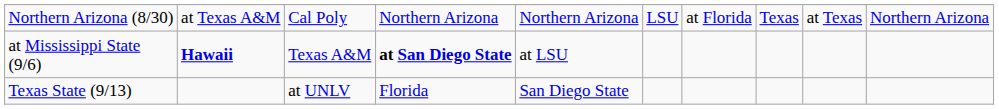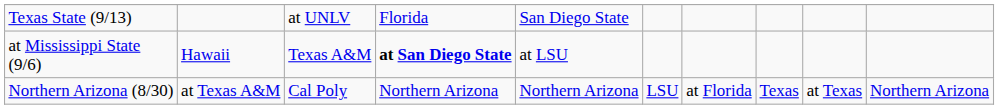rows swapped: (91, 17) <-> (70, 90)
(207, 54) bold -> (206, 54) normal
